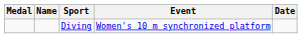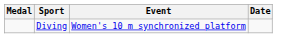- column: (47, 11)
